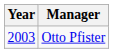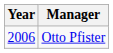(21, 37) 2003 -> (21, 37) 2006
